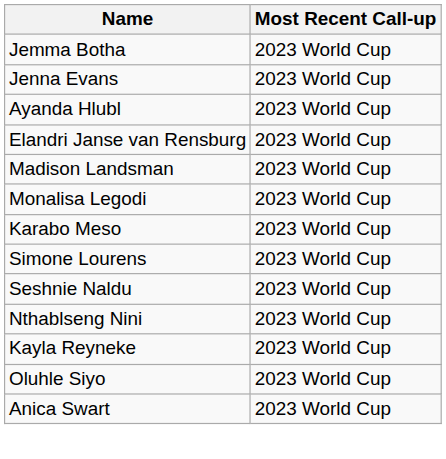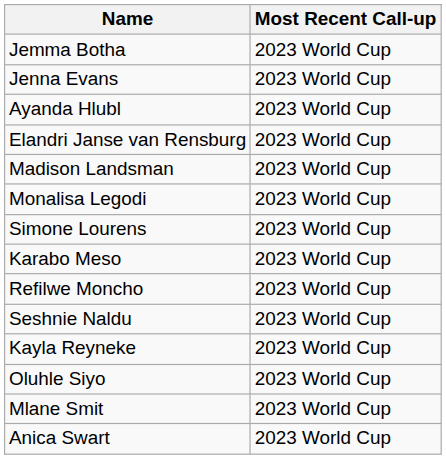rows swapped: (78, 259) <-> (65, 229)
+ row: (76, 288)
- row: (76, 318)
+ row: (56, 408)
